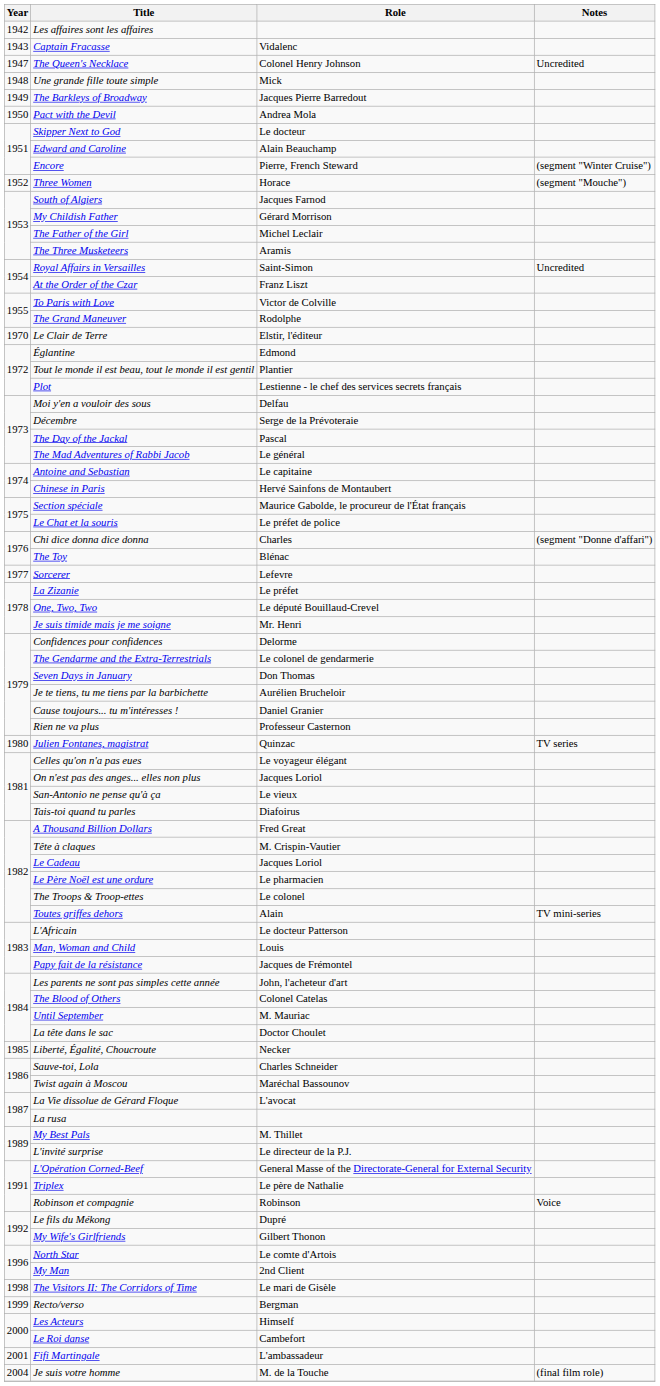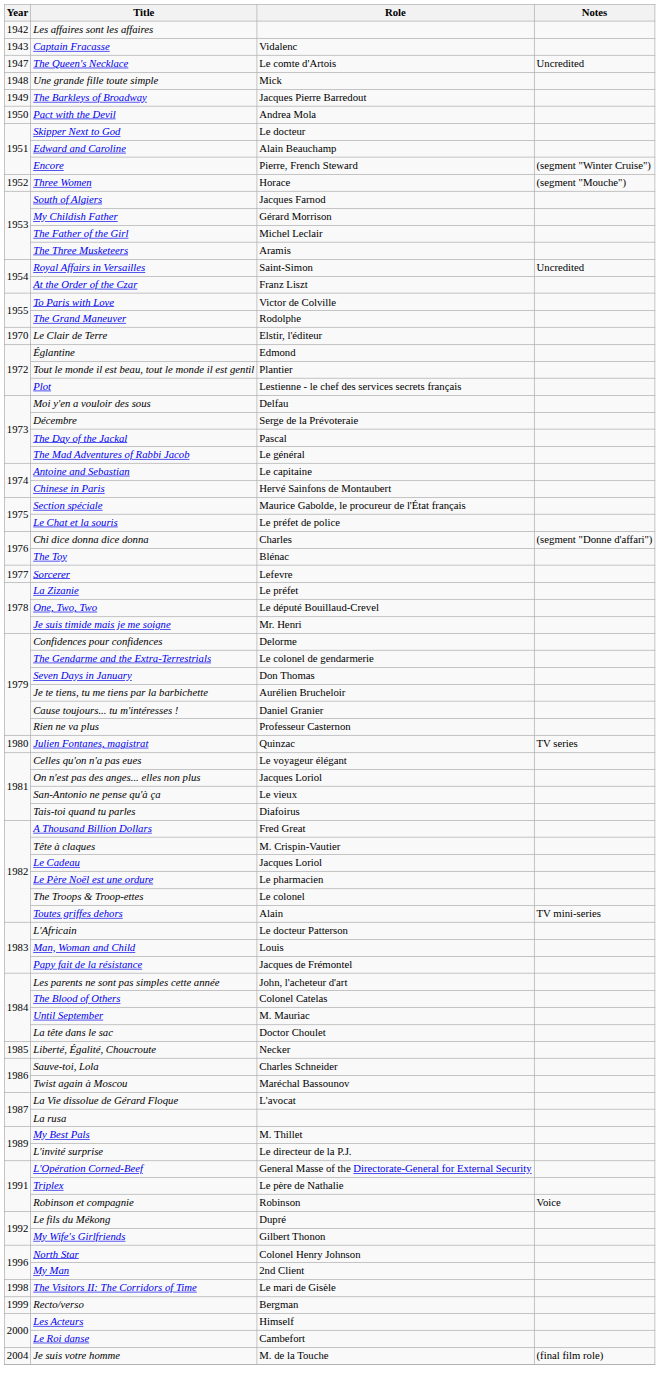(310, 64) Colonel Henry Johnson -> (298, 64) Le comte d'Artois
(298, 1254) Le comte d'Artois -> (310, 1254) Colonel Henry Johnson
- row: (66, 1356)
